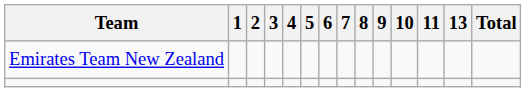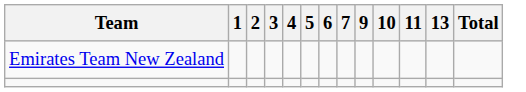- column: (364, 23)
